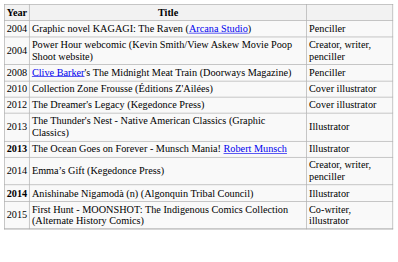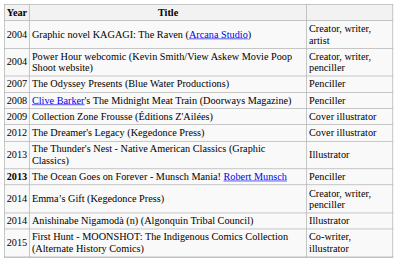(327, 28) Penciller -> (340, 34) Creator, writer, artist
+ row: (130, 84)
(17, 89) 2010 -> (17, 116) 2009
(329, 149) Illustrator -> (327, 177) Penciller
(17, 193) bold -> (17, 221) normal
